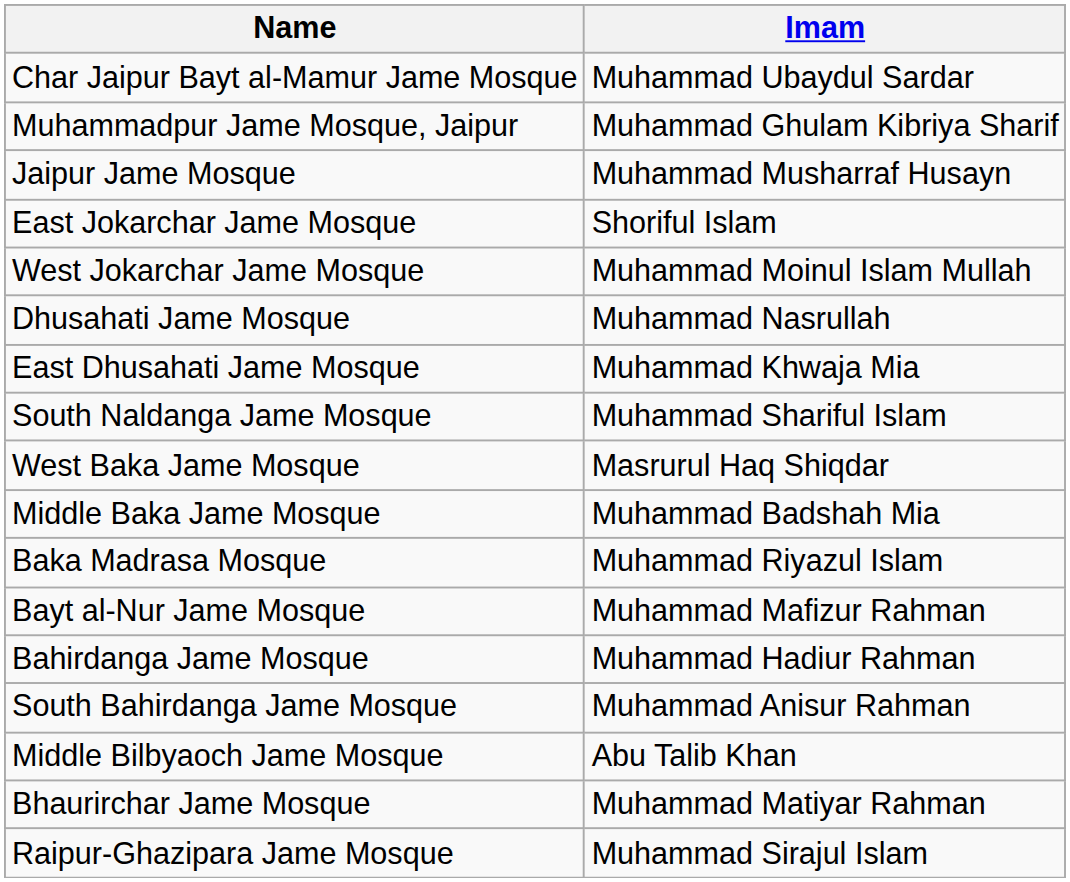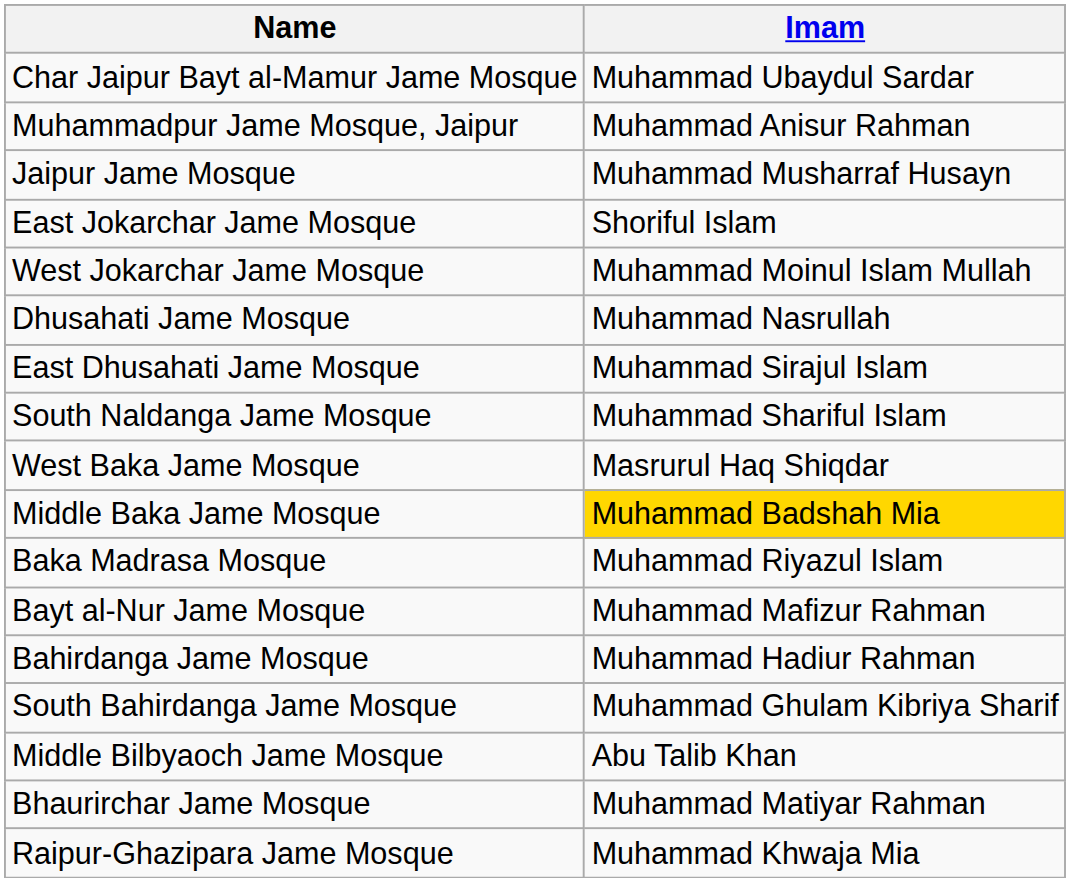(825, 125) Muhammad Ghulam Kibriya Sharif -> (781, 125) Muhammad Anisur Rahman
(756, 367) Muhammad Khwaja Mia -> (760, 367) Muhammad Sirajul Islam
(766, 513) no background -> (766, 513) gold background
(781, 707) Muhammad Anisur Rahman -> (825, 707) Muhammad Ghulam Kibriya Sharif
(760, 852) Muhammad Sirajul Islam -> (756, 852) Muhammad Khwaja Mia
